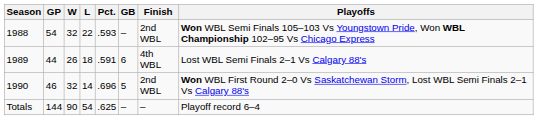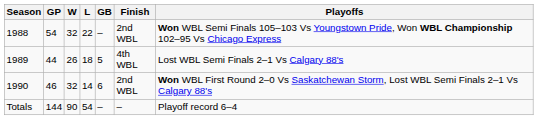- column: (107, 12)
(123, 59) 6 -> (100, 59) 5
(123, 86) 5 -> (100, 86) 6
